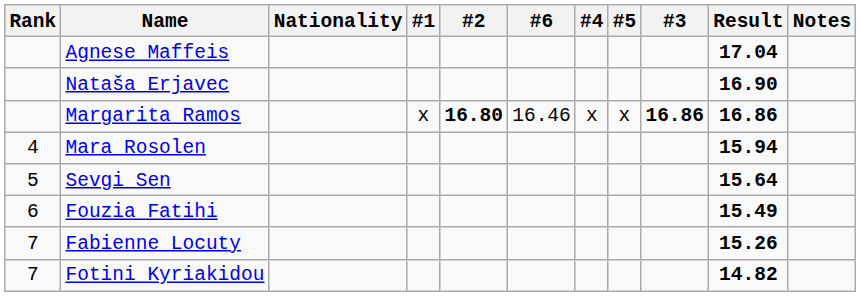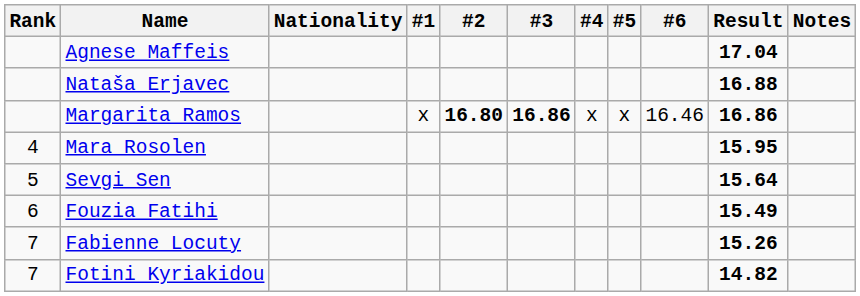columns swapped: (675, 21) <-> (542, 21)
(748, 84) 16.90 -> (748, 84) 16.88
(748, 148) 15.94 -> (748, 148) 15.95
